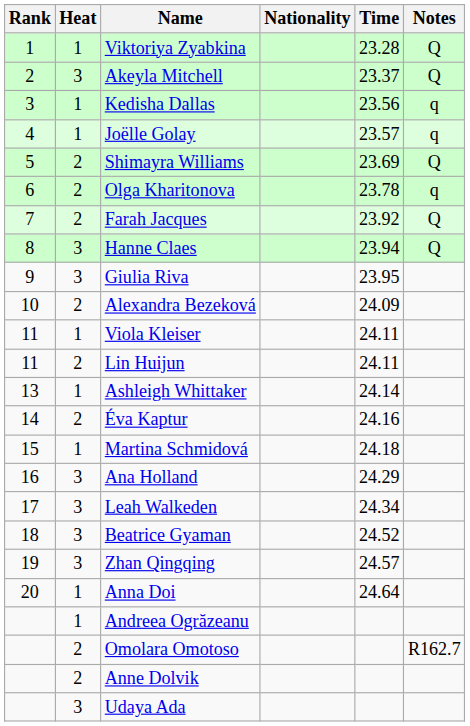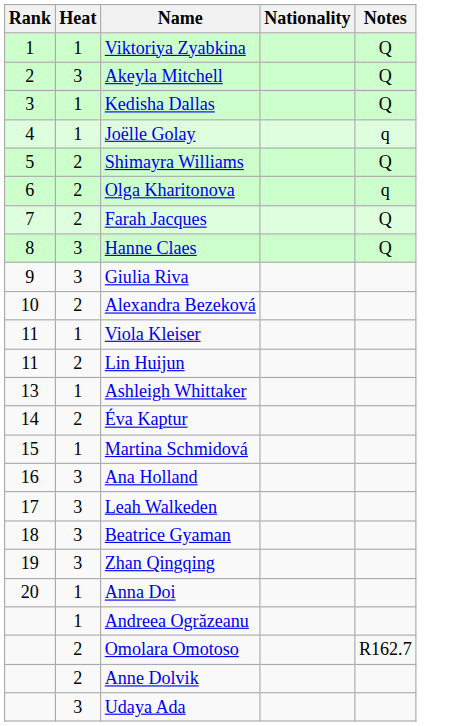- column: (379, 18)
(434, 104) q -> (385, 104) Q
